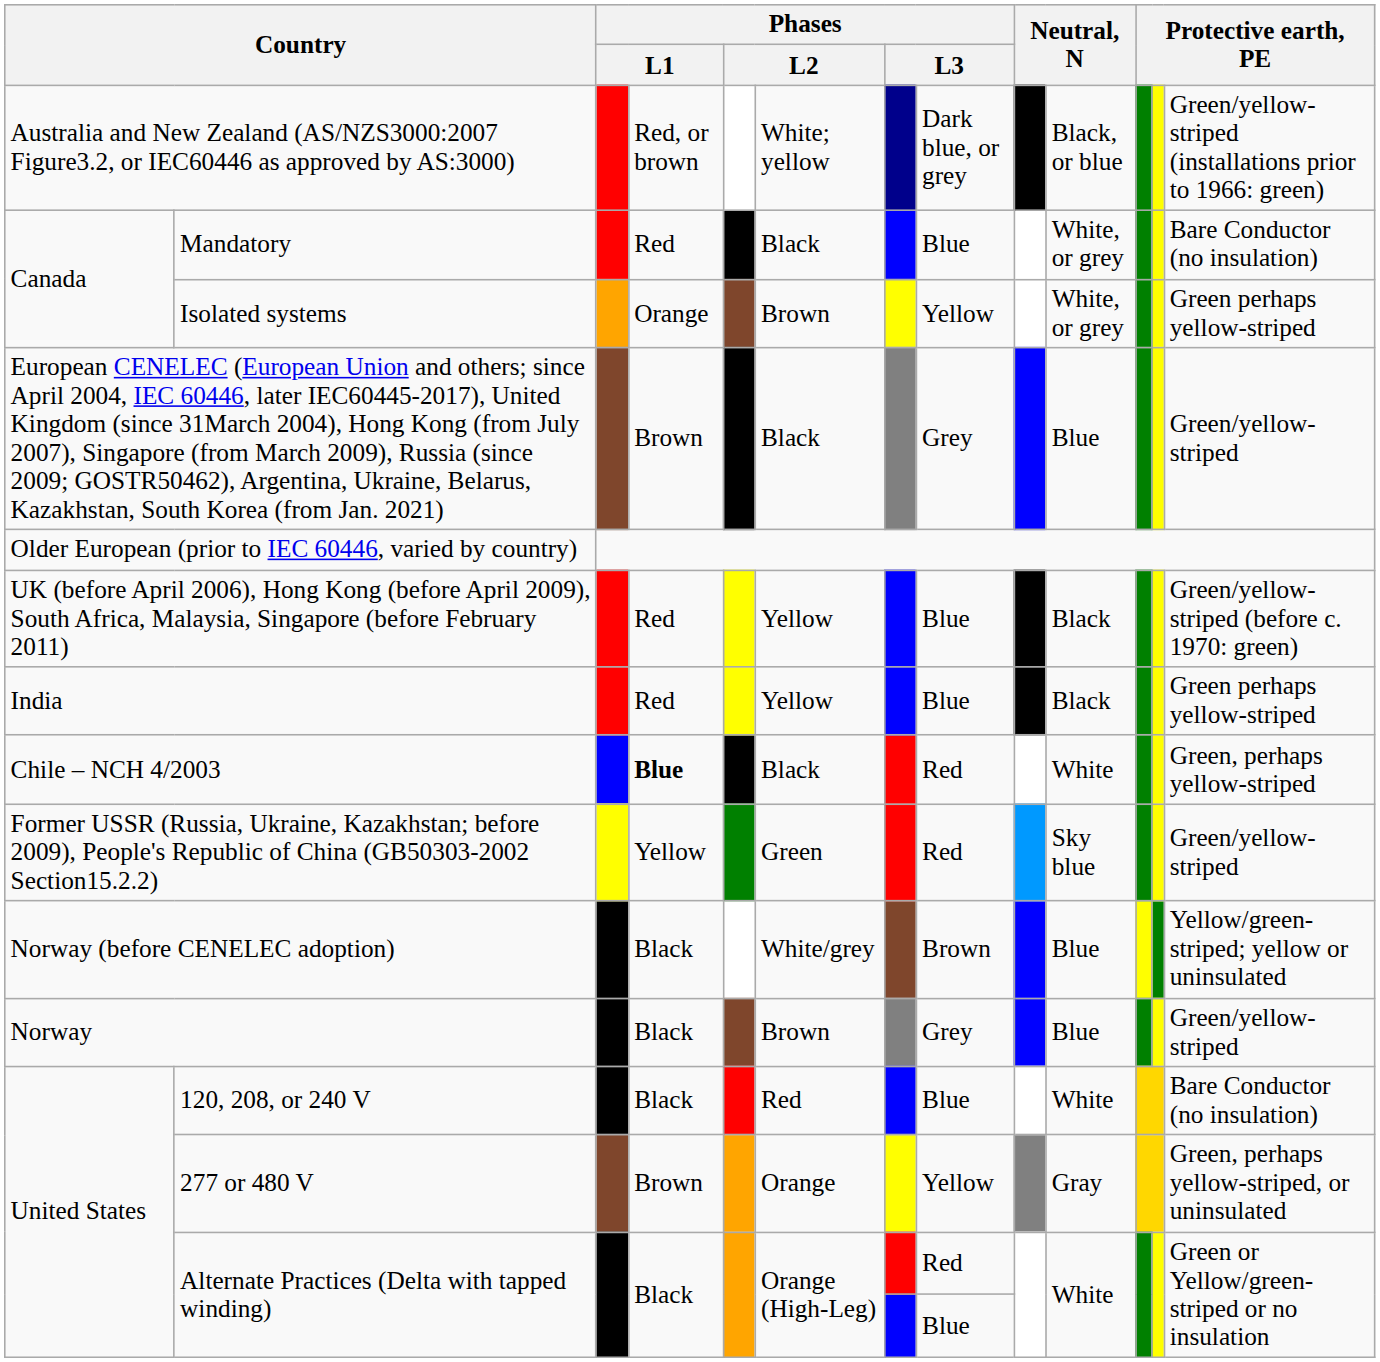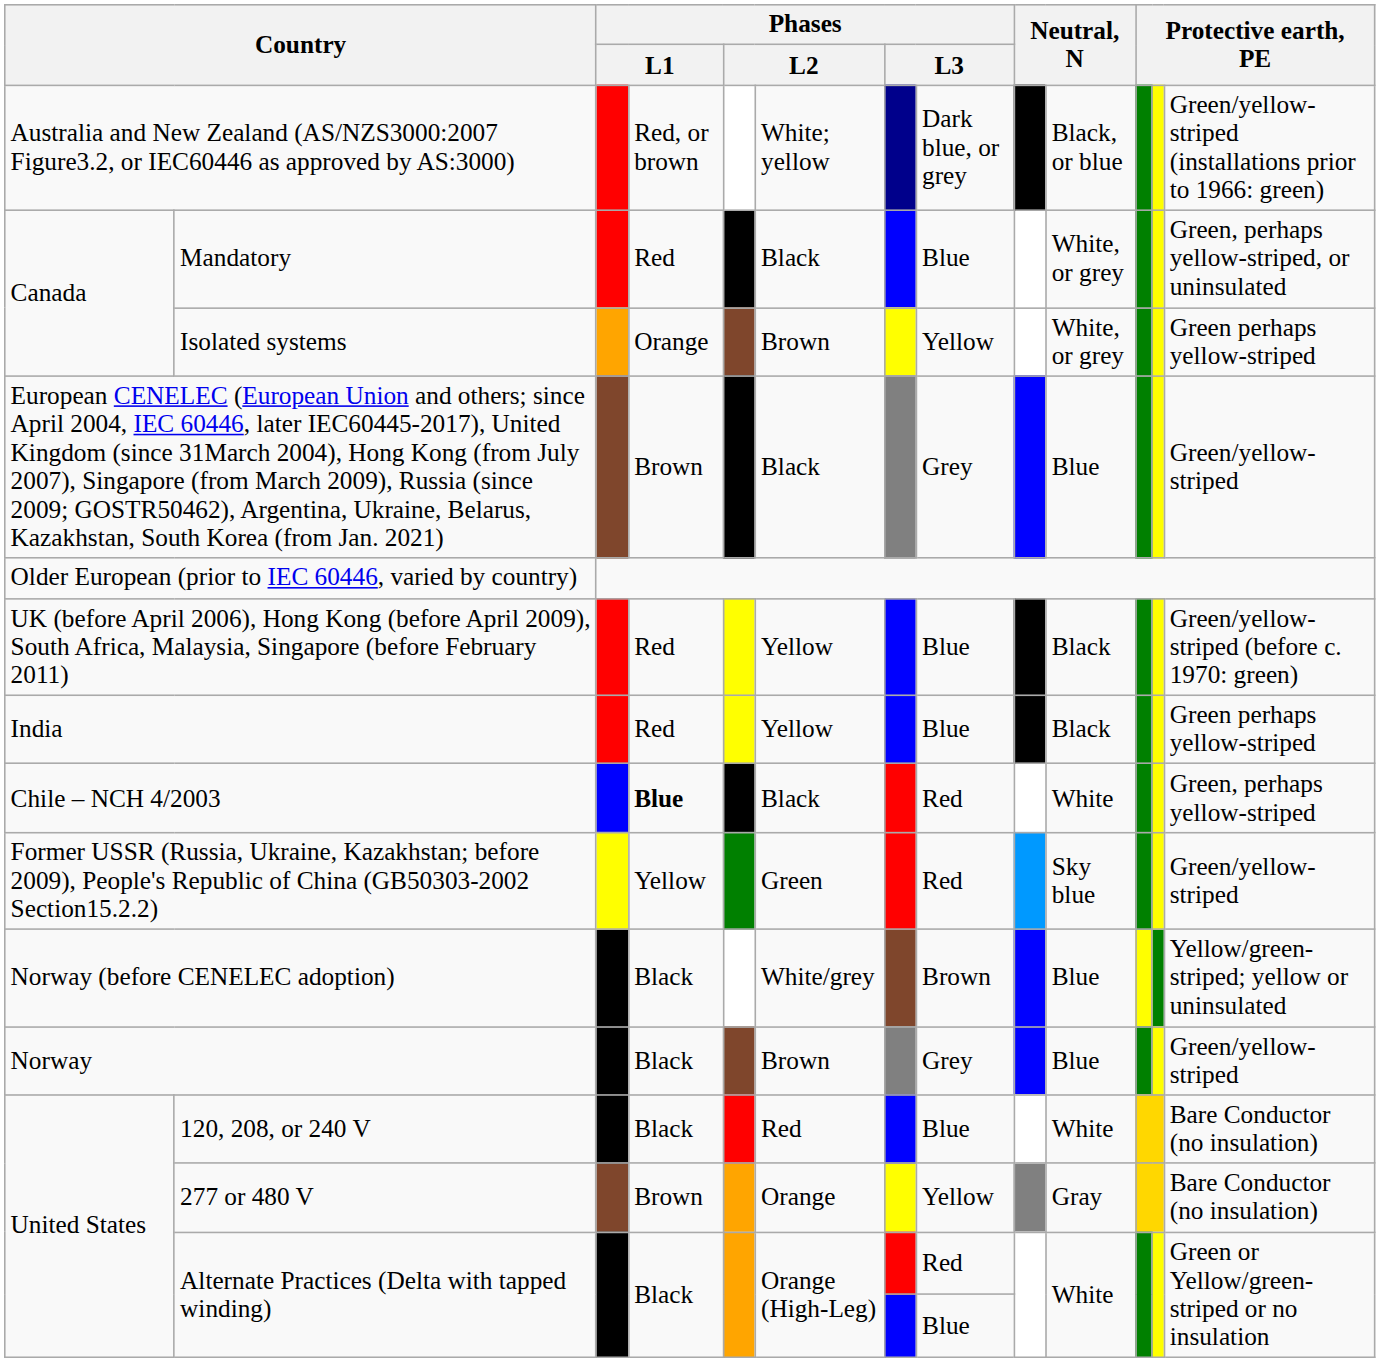(1250, 244) Bare Conductor (no insulation) -> (1260, 258) Green, perhaps yellow-striped, or uninsulated
(1260, 1183) Green, perhaps yellow-striped, or uninsulated -> (1250, 1197) Bare Conductor (no insulation)
